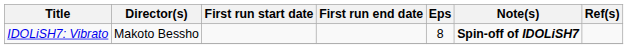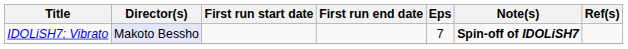(156, 33) no background -> (156, 33) lavender background
(440, 33) 8 -> (440, 33) 7
